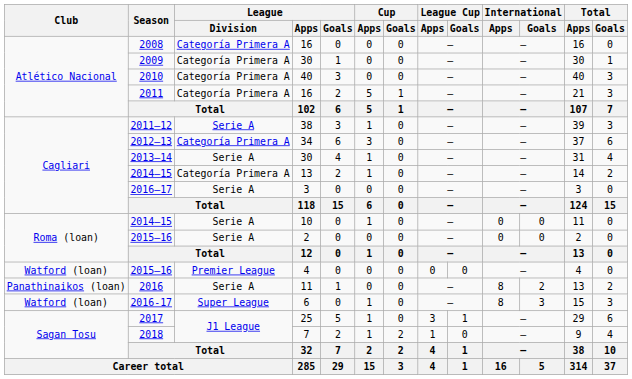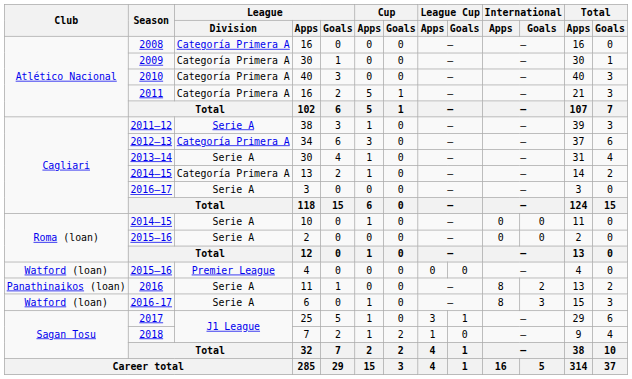(233, 302) Super League -> (233, 302) Serie A
